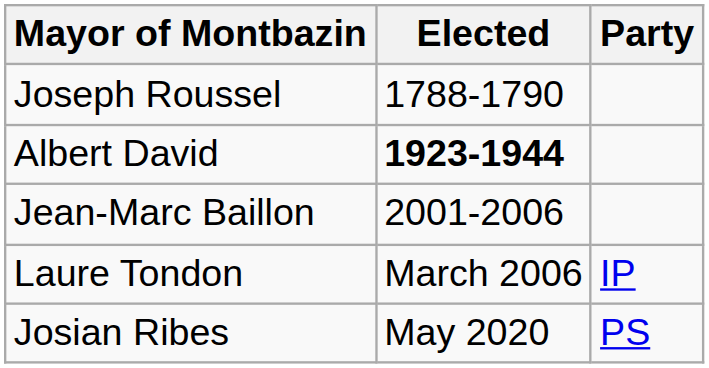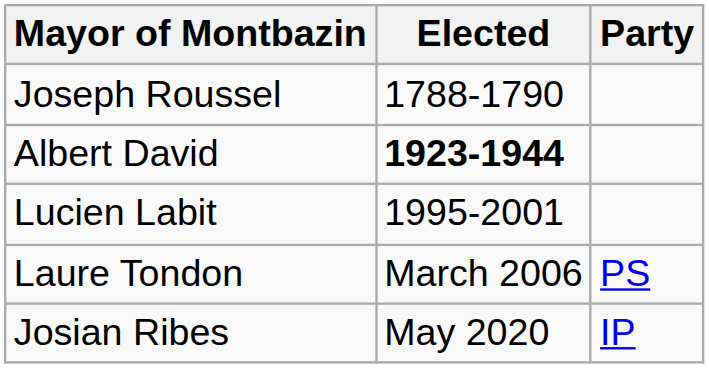+ row: (115, 213)
- row: (164, 213)
(618, 272) IP -> (625, 272) PS
(625, 332) PS -> (618, 332) IP
